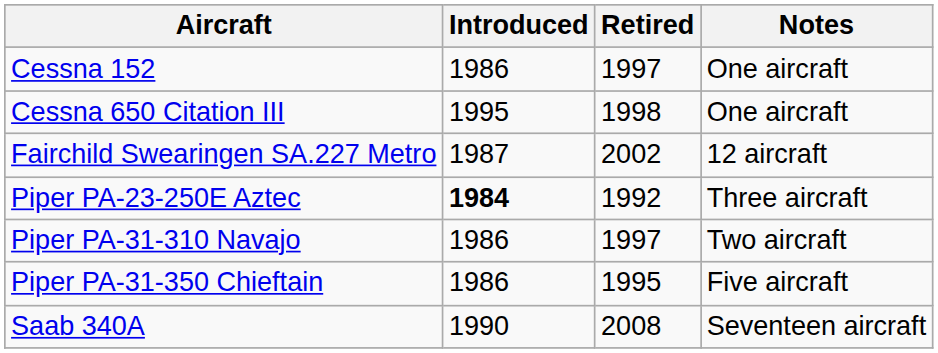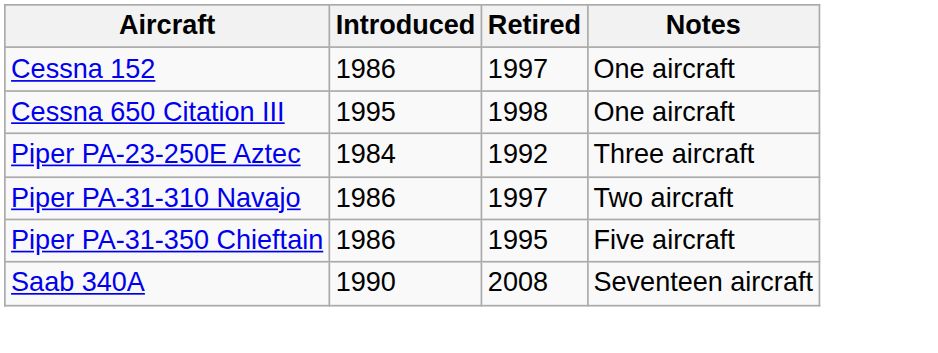- row: (224, 154)
(479, 197) bold -> (366, 154) normal
